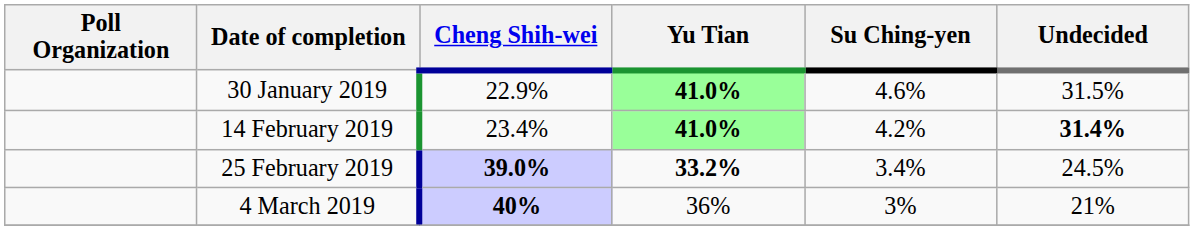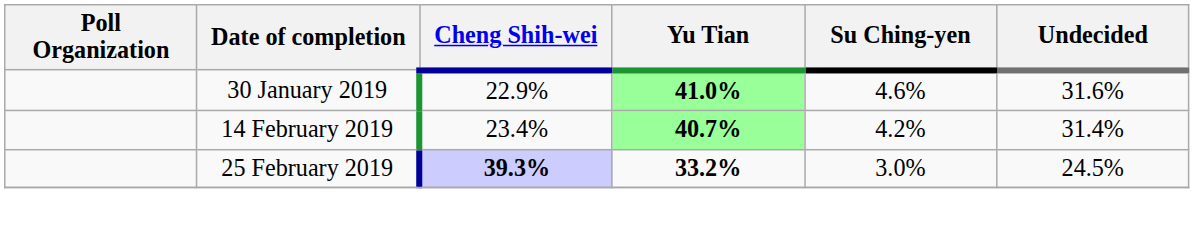(1093, 91) 31.5% -> (1093, 91) 31.6%
(708, 129) 41.0% -> (708, 129) 40.7%
(1093, 129) bold -> (1093, 129) normal
(517, 168) 39.0% -> (517, 168) 39.3%
(900, 168) 3.4% -> (900, 168) 3.0%
- row: (307, 206)
